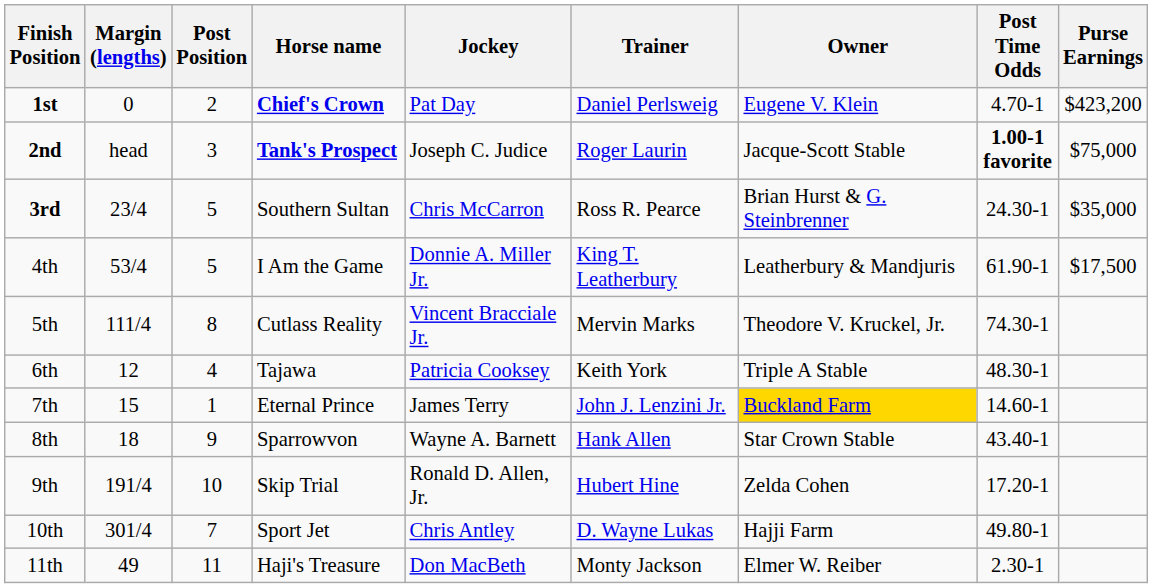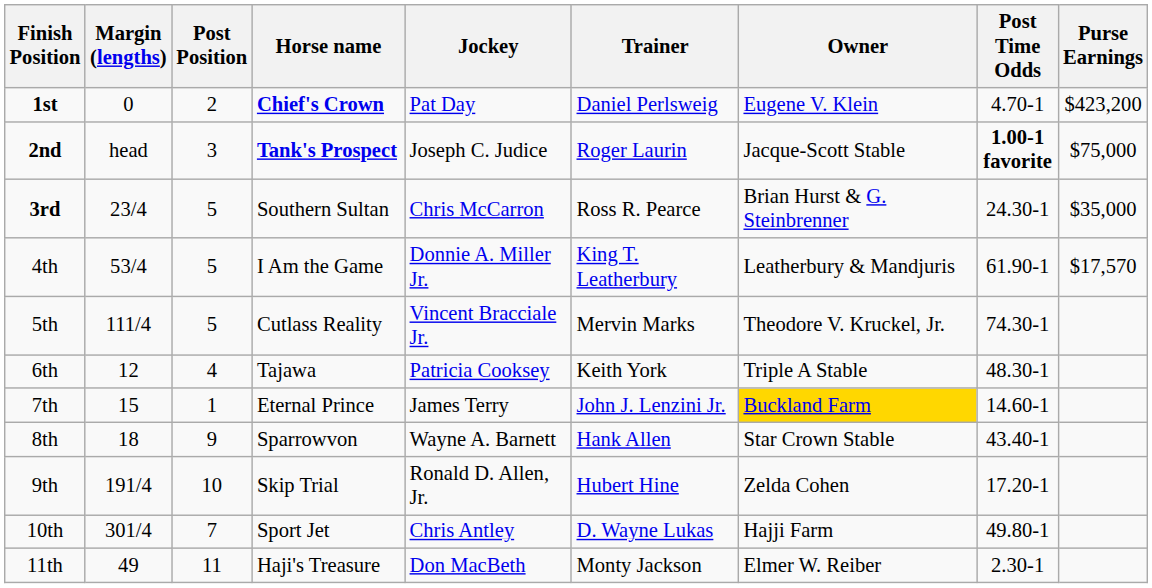(1103, 267) $17,500 -> (1103, 267) $17,570
(212, 325) 8 -> (212, 325) 5
